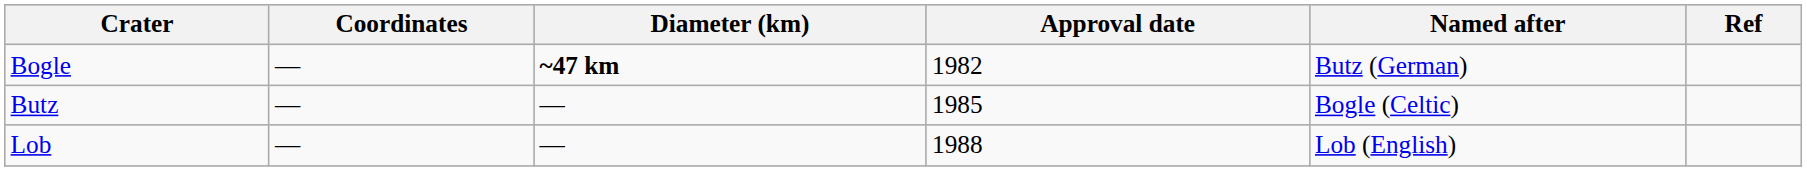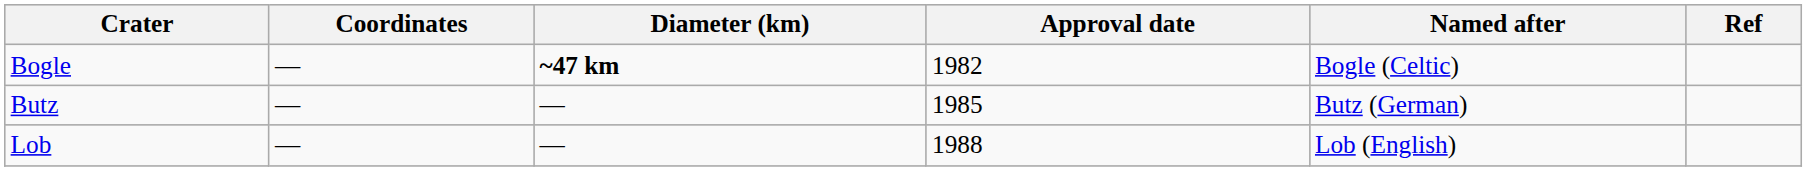(1391, 64) Butz (German) -> (1387, 64) Bogle (Celtic)
(1387, 104) Bogle (Celtic) -> (1391, 104) Butz (German)
